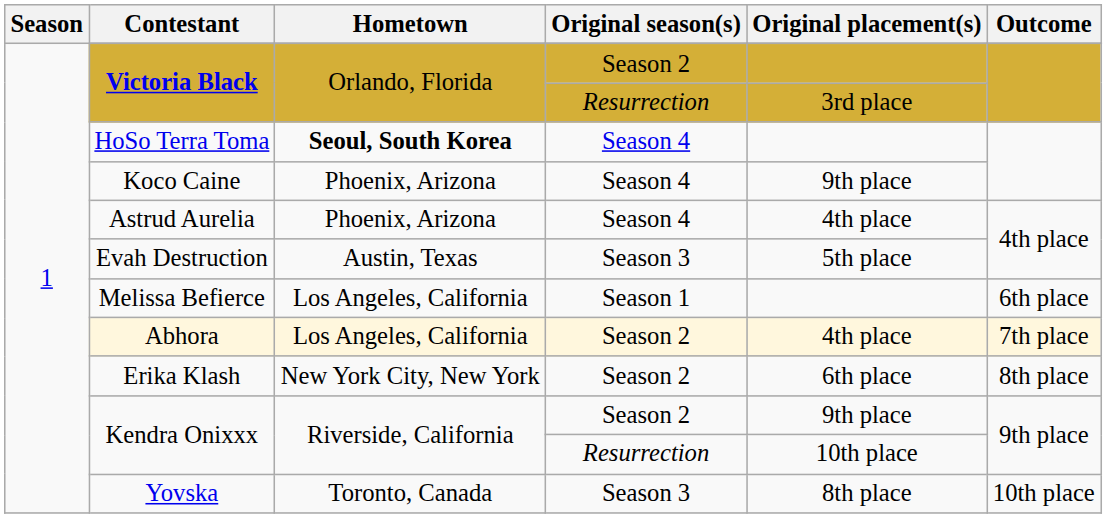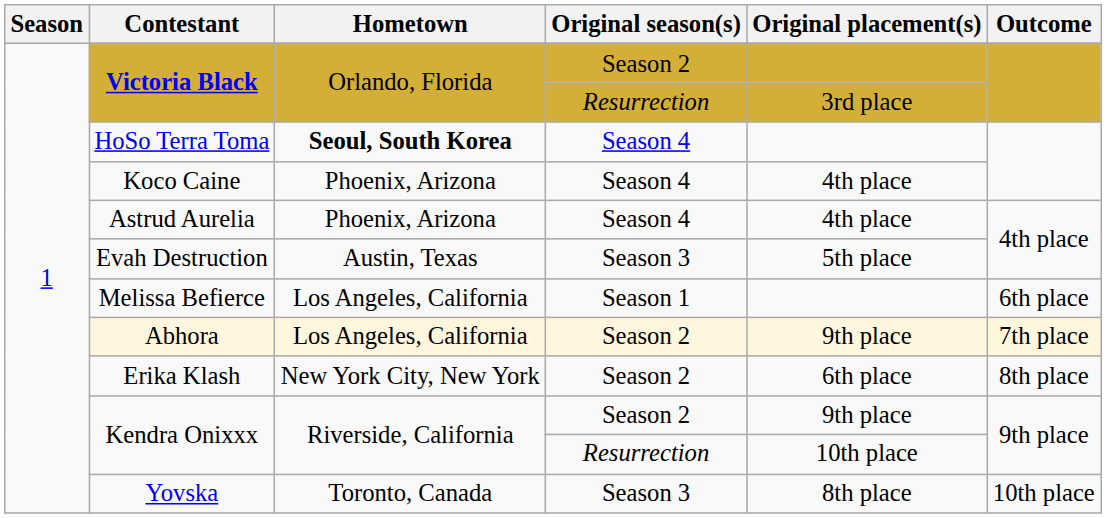(867, 180) 9th place -> (867, 180) 4th place
(867, 336) 4th place -> (867, 336) 9th place
